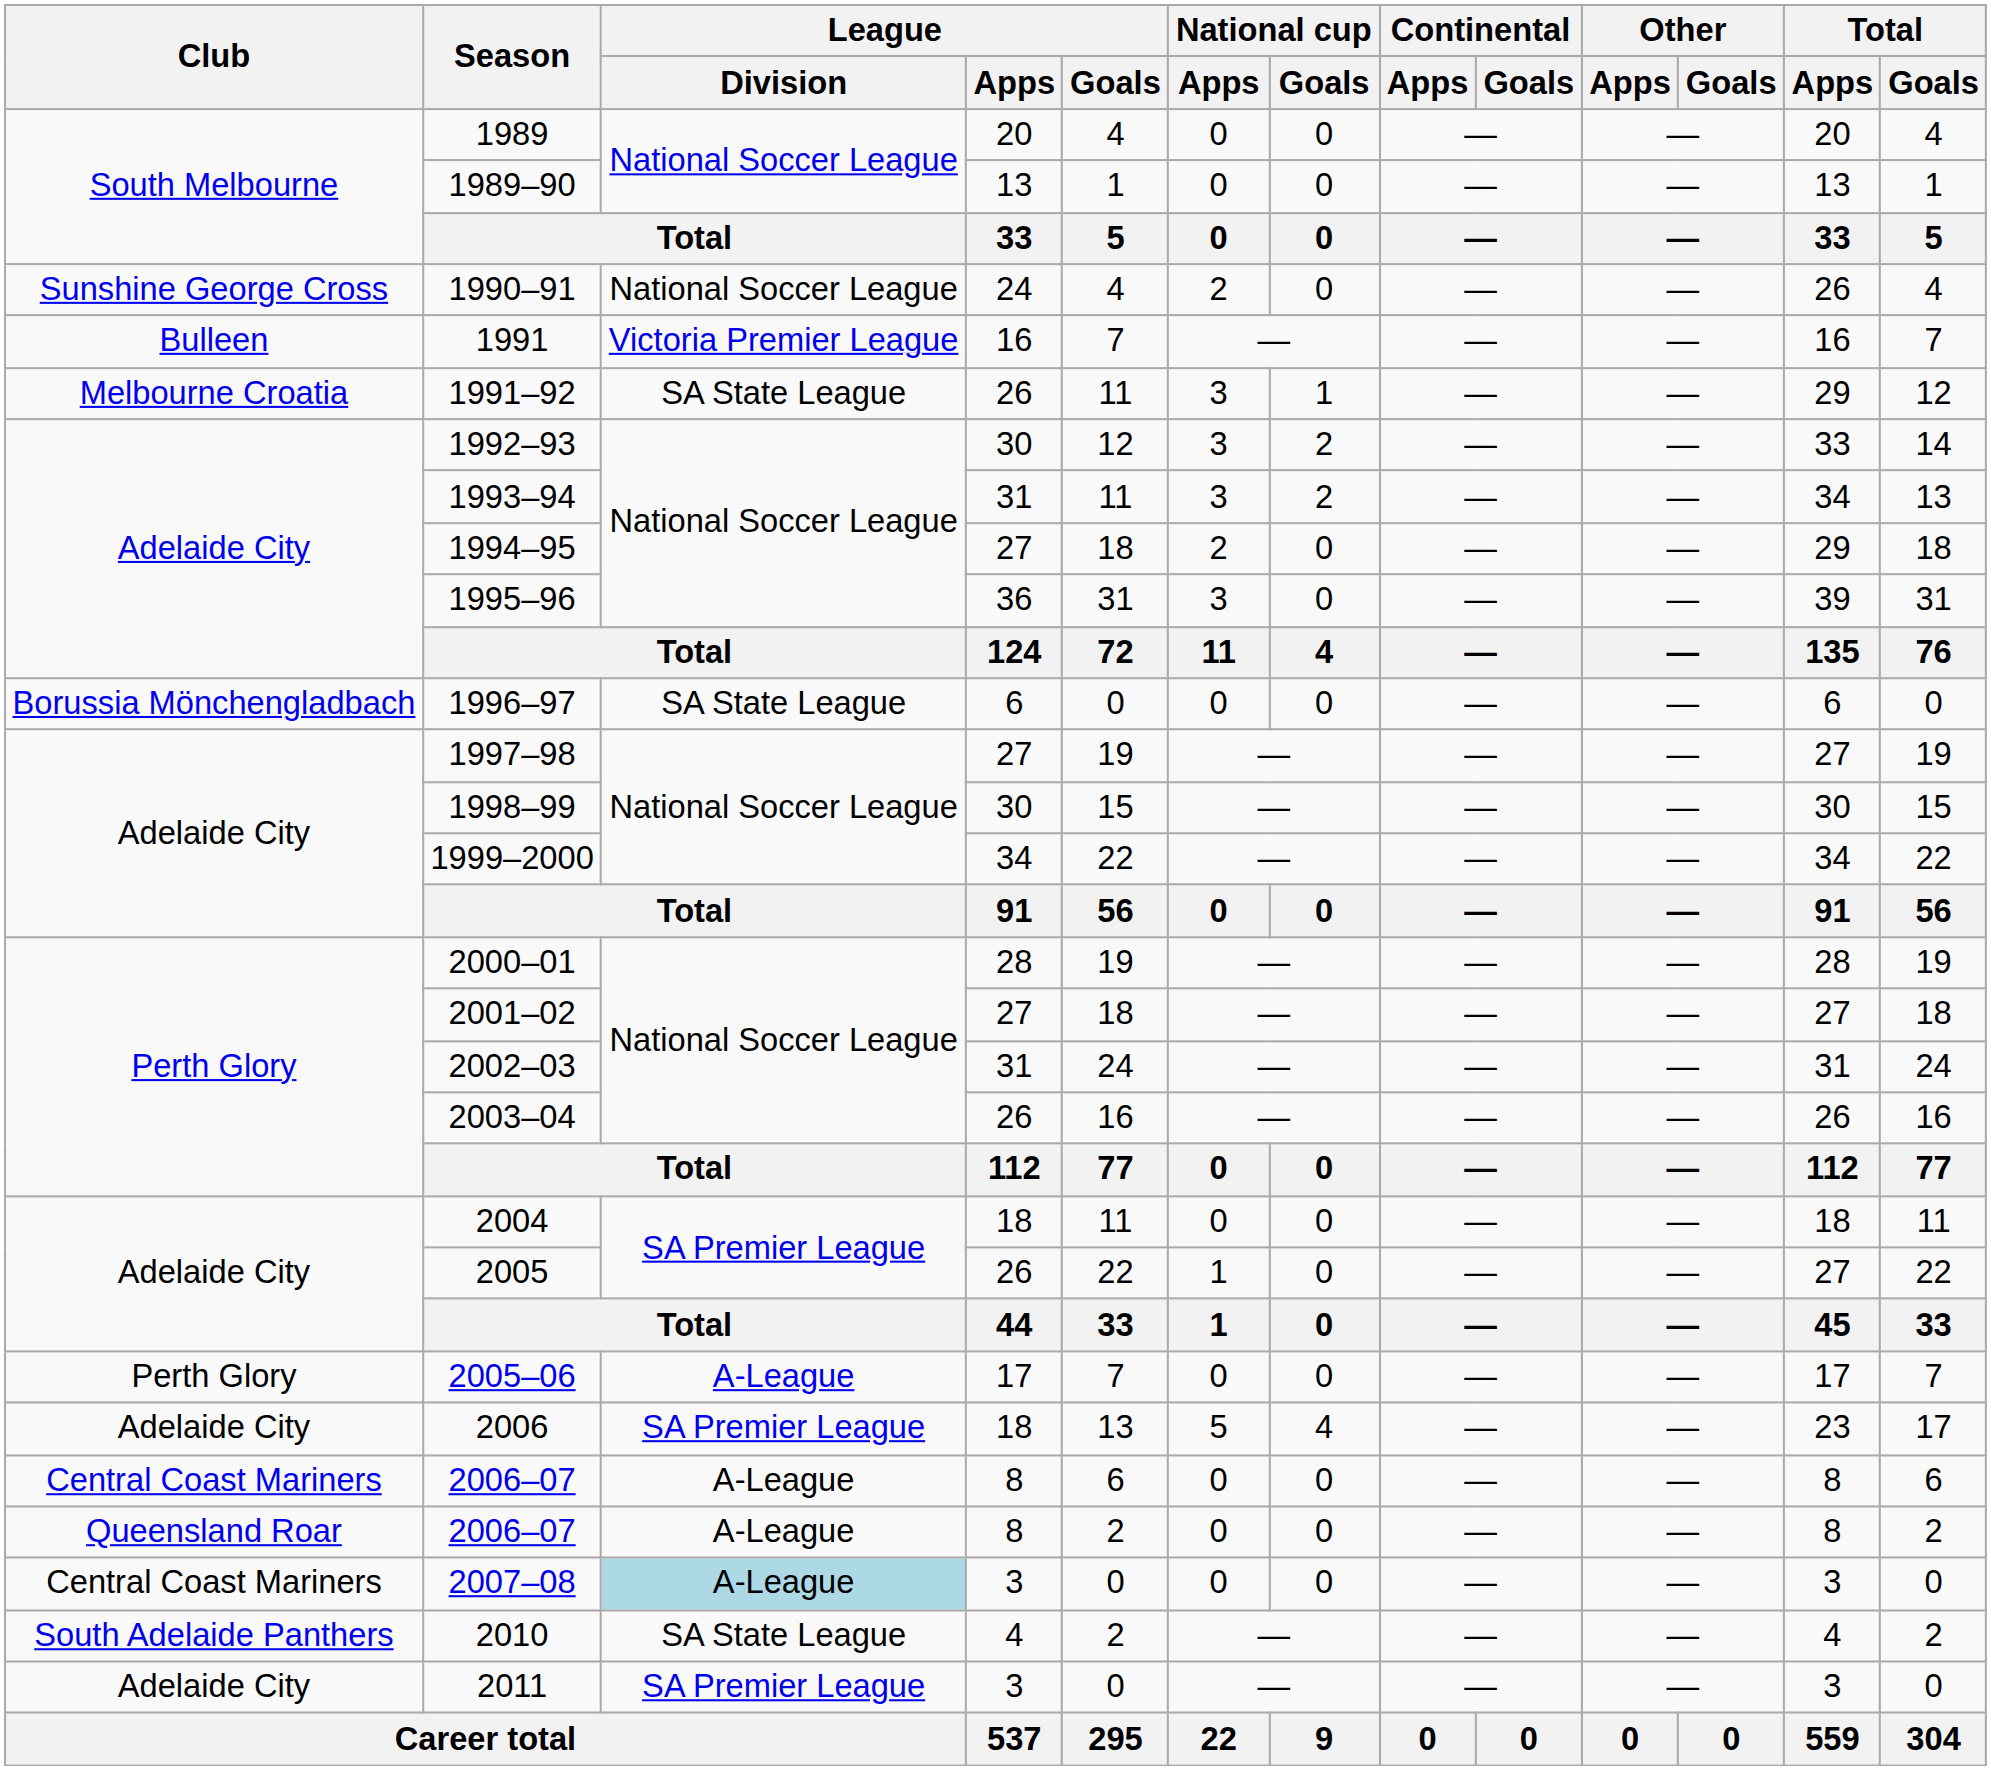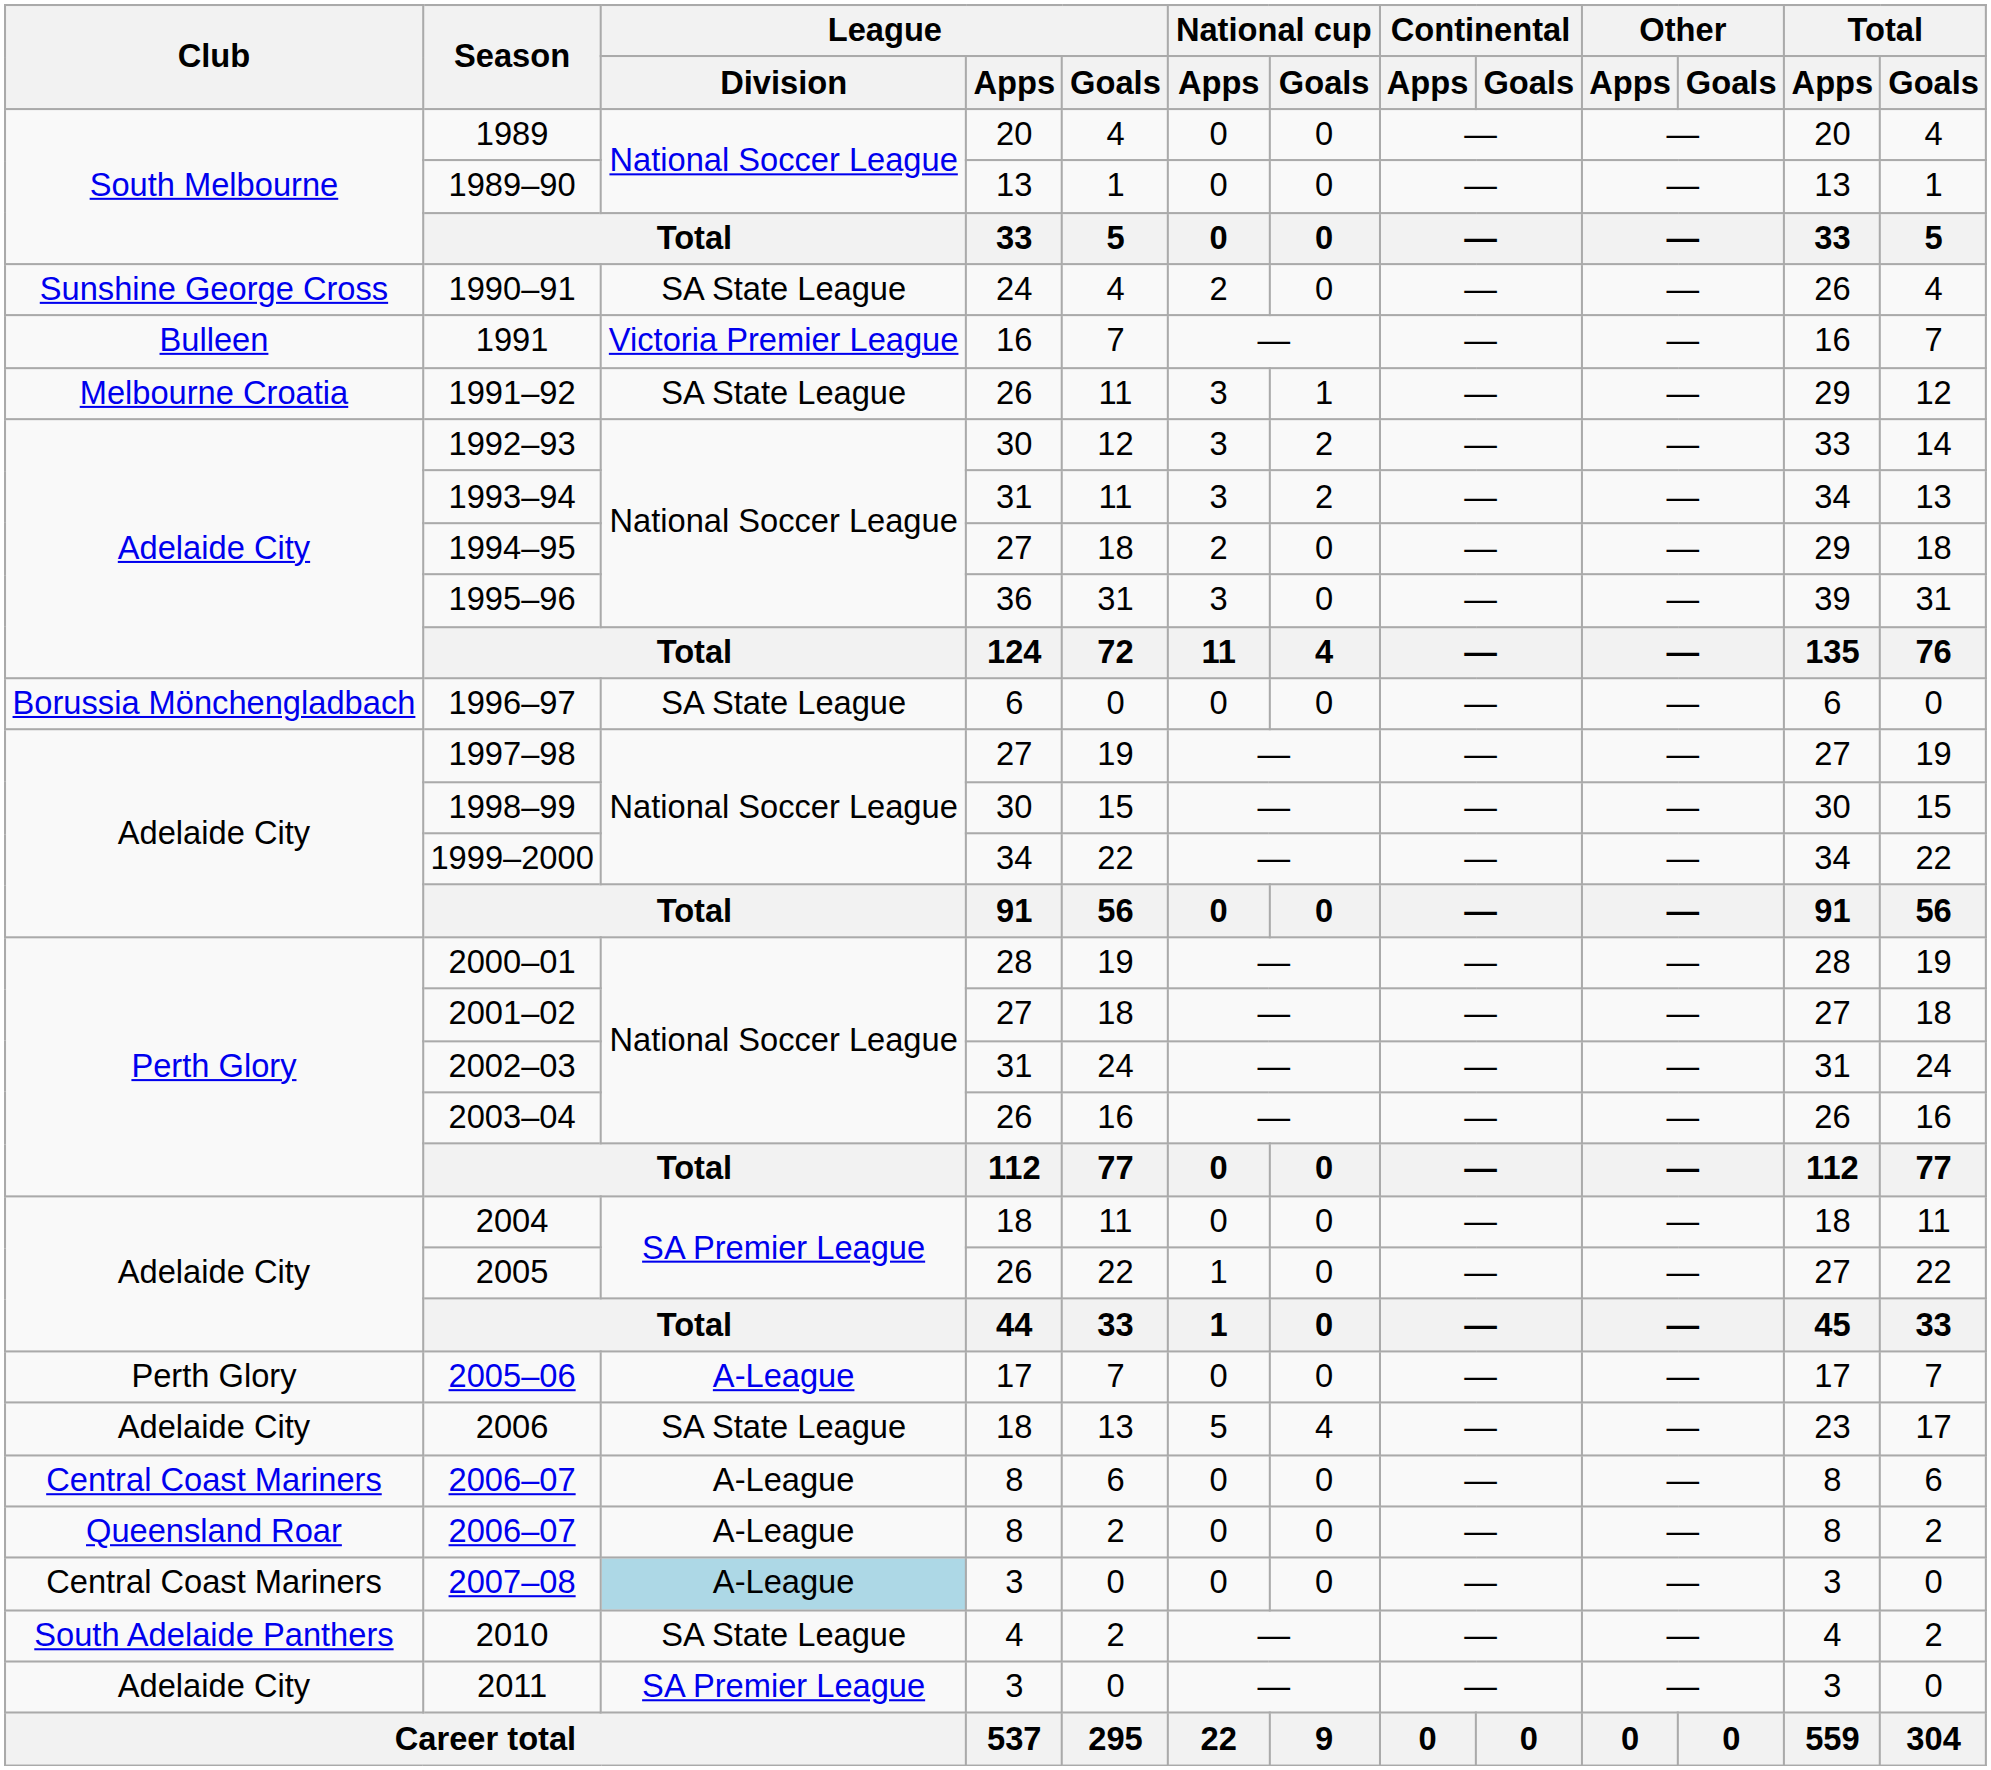(784, 289) National Soccer League -> (784, 289) SA State League
(784, 1428) SA Premier League -> (784, 1428) SA State League
